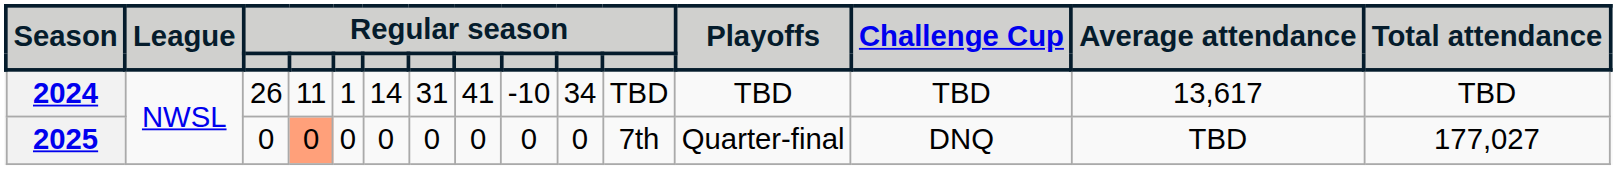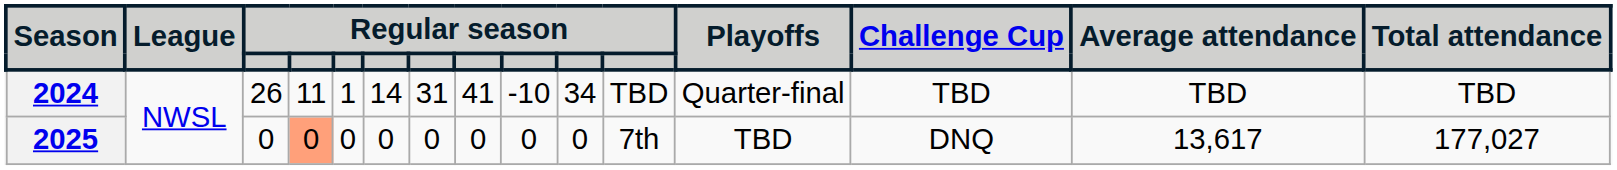(763, 93) TBD -> (763, 93) Quarter-final
(1218, 93) 13,617 -> (1218, 93) TBD
(763, 139) Quarter-final -> (763, 139) TBD
(1218, 139) TBD -> (1218, 139) 13,617
